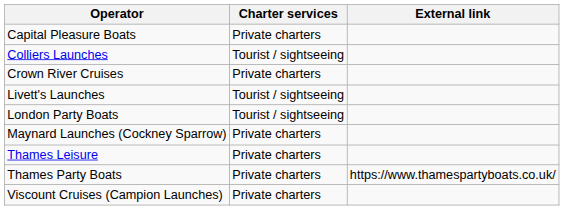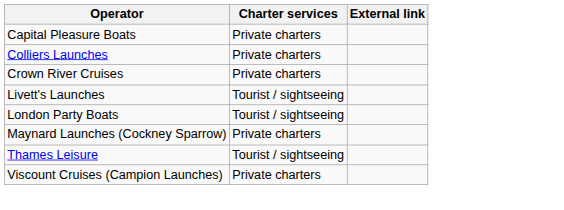(288, 54) Tourist / sightseeing -> (277, 54) Private charters
(277, 154) Private charters -> (288, 154) Tourist / sightseeing
- row: (65, 174)
